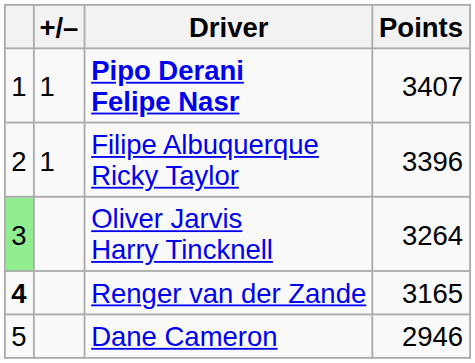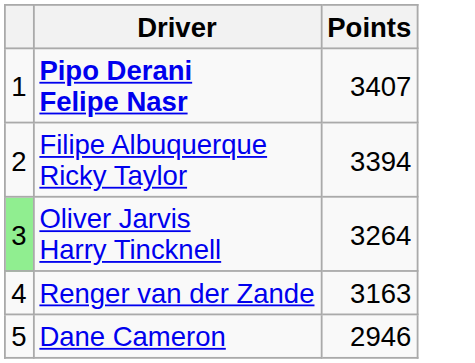- column: (59, 27)
(432, 160) 3396 -> (381, 160) 3394
(19, 293) bold -> (19, 293) normal
(432, 293) 3165 -> (381, 293) 3163
